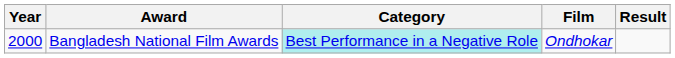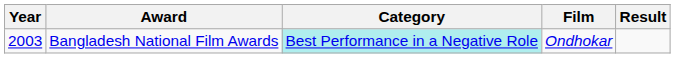(25, 41) 2000 -> (25, 41) 2003
